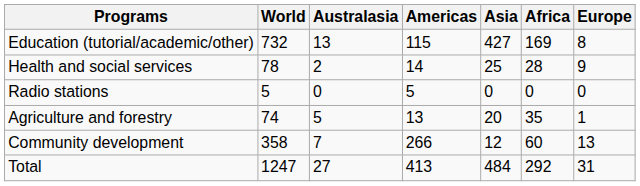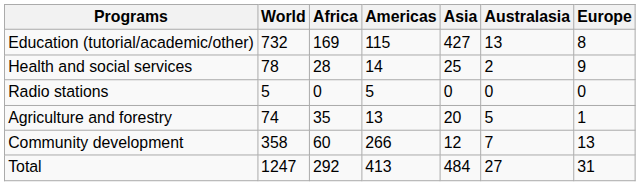columns swapped: (548, 17) <-> (356, 17)
